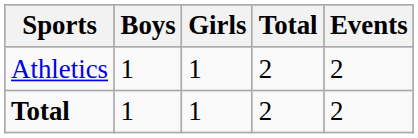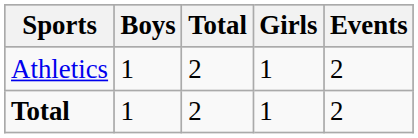columns swapped: (217, 25) <-> (288, 25)
